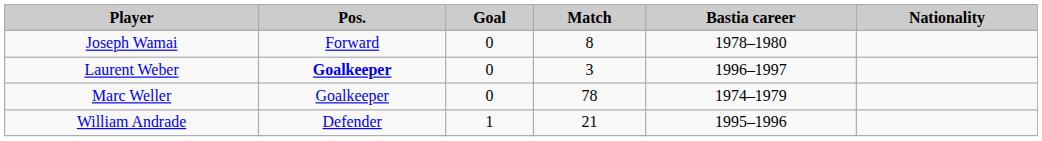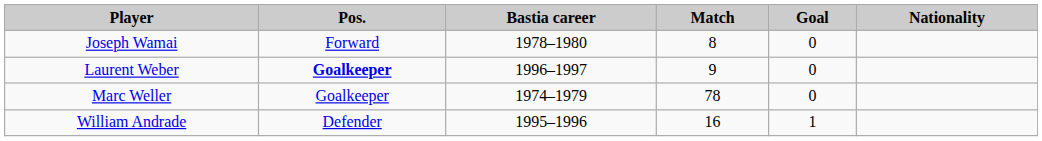columns swapped: (751, 17) <-> (490, 17)
(589, 69) 3 -> (713, 69) 9
(589, 122) 21 -> (713, 122) 16
